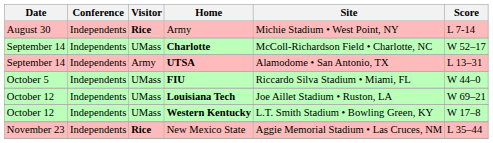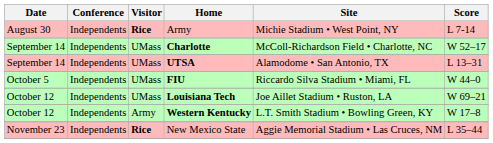(143, 63) Army -> (146, 63) UMass
(146, 113) UMass -> (143, 113) Army
